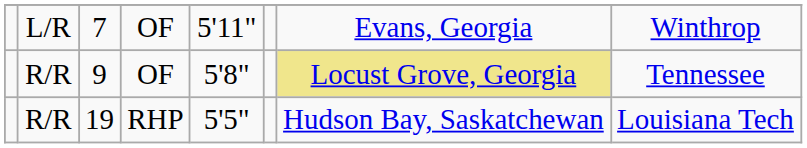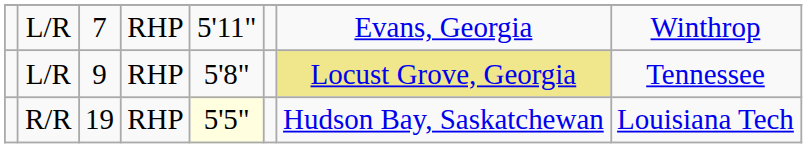(155, 27) OF -> (155, 27) RHP
(48, 73) R/R -> (48, 73) L/R
(155, 73) OF -> (155, 73) RHP
(227, 119) no background -> (227, 119) lightyellow background
